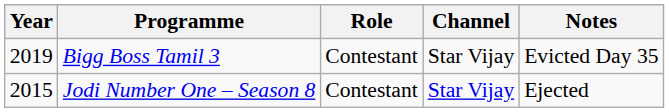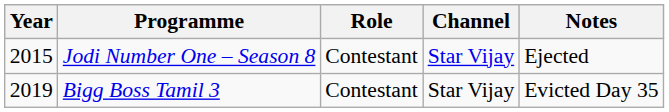rows swapped: (189, 90) <-> (141, 55)
